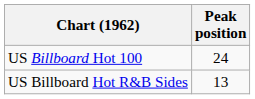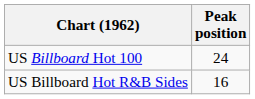(221, 81) 13 -> (221, 81) 16
